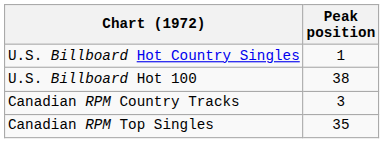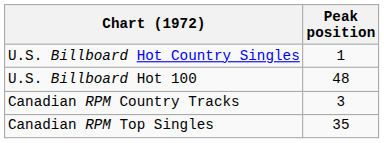(341, 79) 38 -> (341, 79) 48
